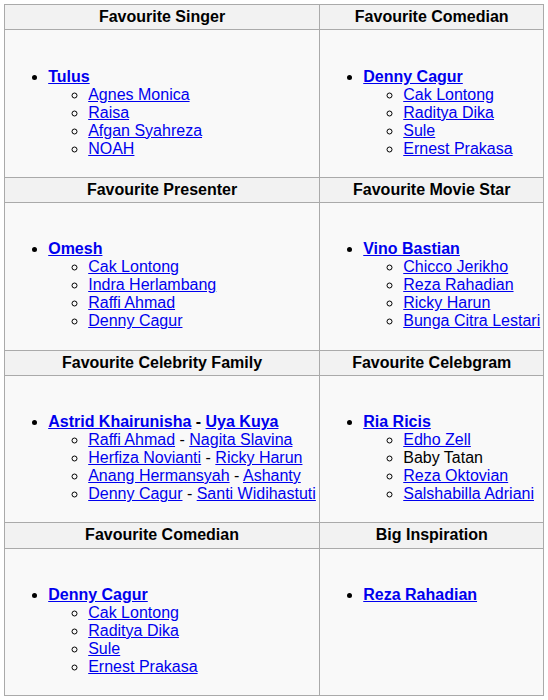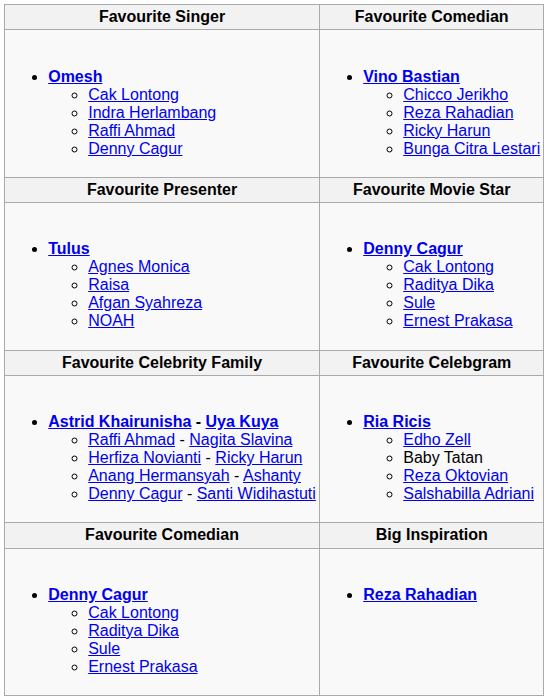rows swapped: (162, 113) <-> (162, 285)
